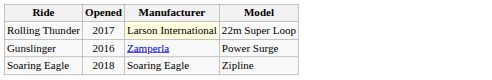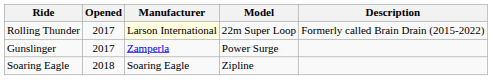+ column: (393, 13)
(103, 48) 2016 -> (103, 48) 2017
